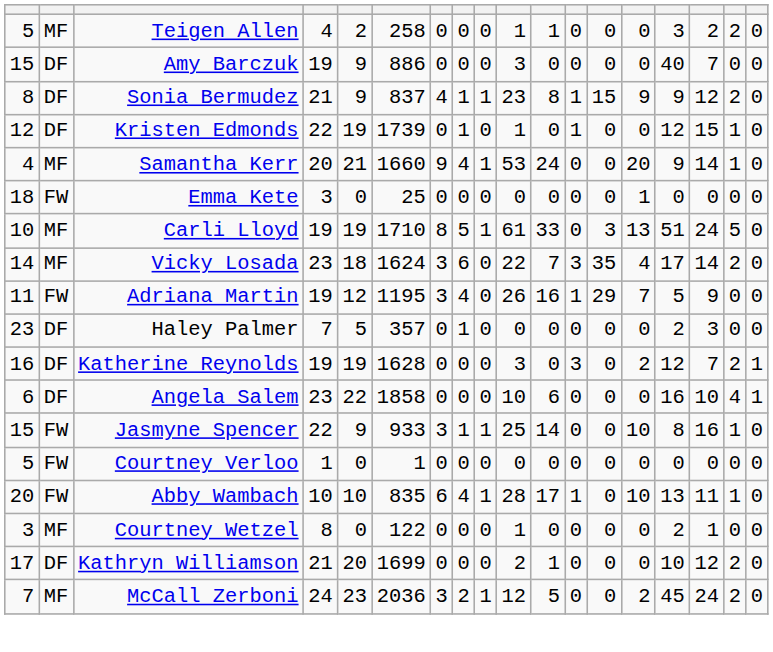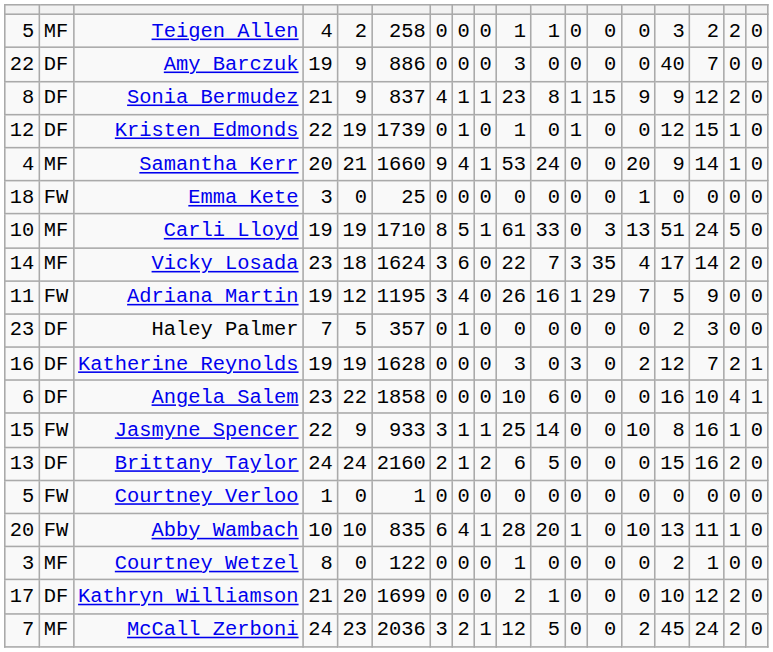(22, 64) 15 -> (22, 64) 22
+ row: (207, 464)
(548, 497) 17 -> (548, 530) 20
